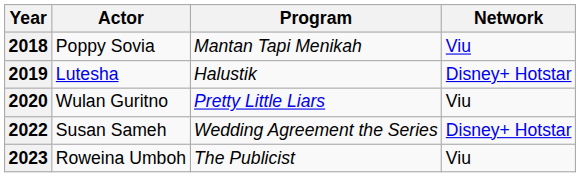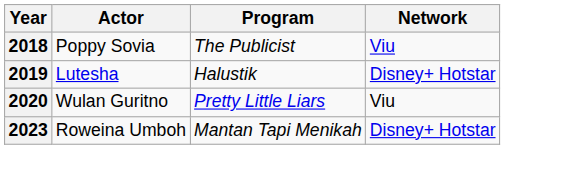(278, 46) Mantan Tapi Menikah -> (244, 46) The Publicist
- row: (28, 130)
(244, 158) The Publicist -> (278, 130) Mantan Tapi Menikah
(458, 158) Viu -> (433, 130) Disney+ Hotstar
